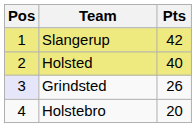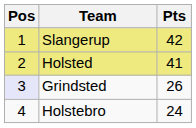(174, 63) 40 -> (174, 63) 41
(174, 110) 20 -> (174, 110) 24
